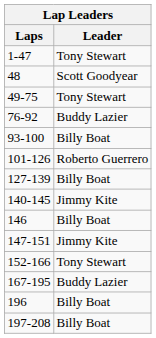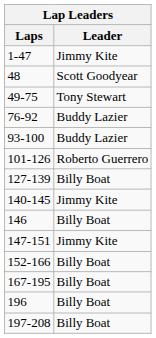(91, 55) Tony Stewart -> (87, 55) Jimmy Kite
(83, 138) Billy Boat -> (92, 138) Buddy Lazier
(91, 261) Tony Stewart -> (83, 261) Billy Boat
(92, 281) Buddy Lazier -> (83, 281) Billy Boat
